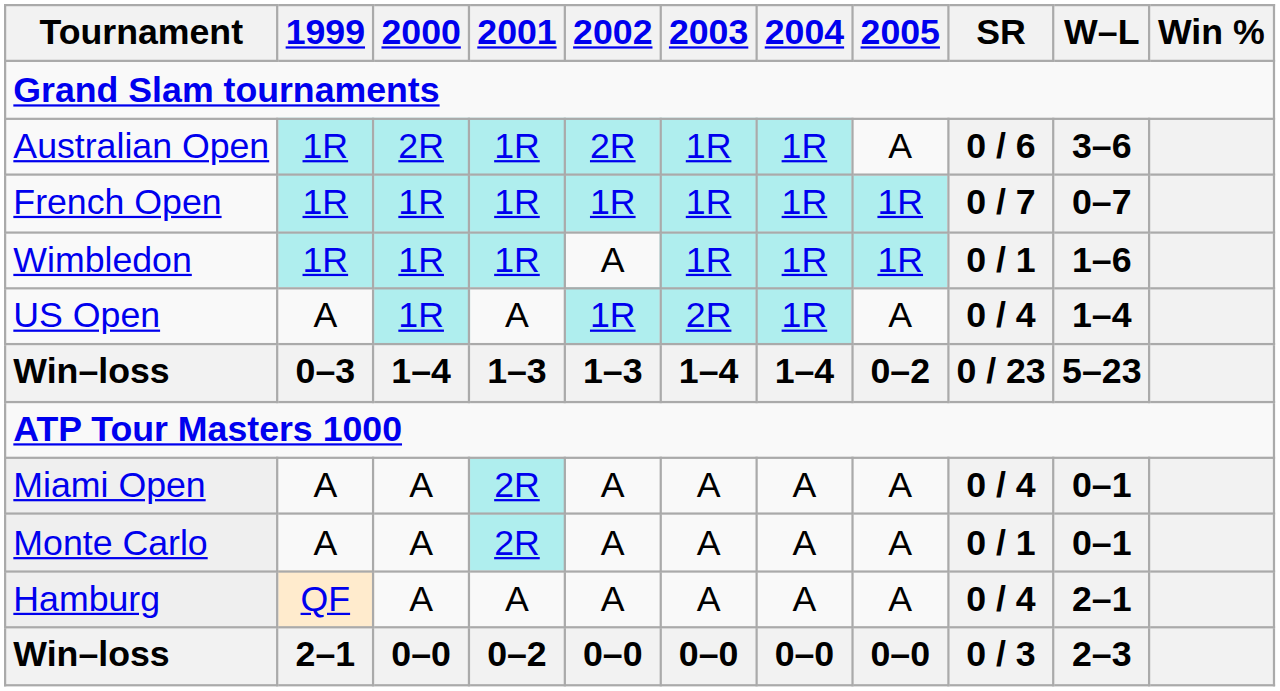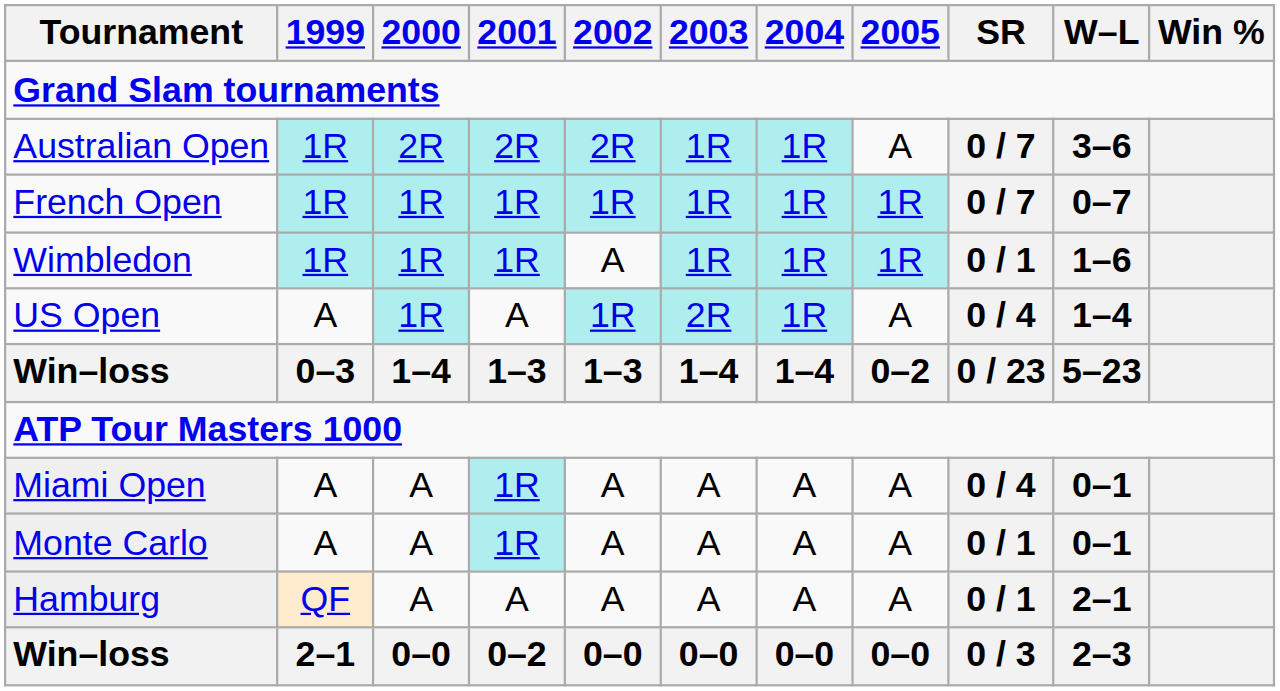(517, 145) 1R -> (517, 145) 2R
(1001, 145) 0 / 6 -> (1001, 145) 0 / 7
(517, 485) 2R -> (517, 485) 1R
(517, 542) 2R -> (517, 542) 1R
(1001, 598) 0 / 4 -> (1001, 598) 0 / 1
